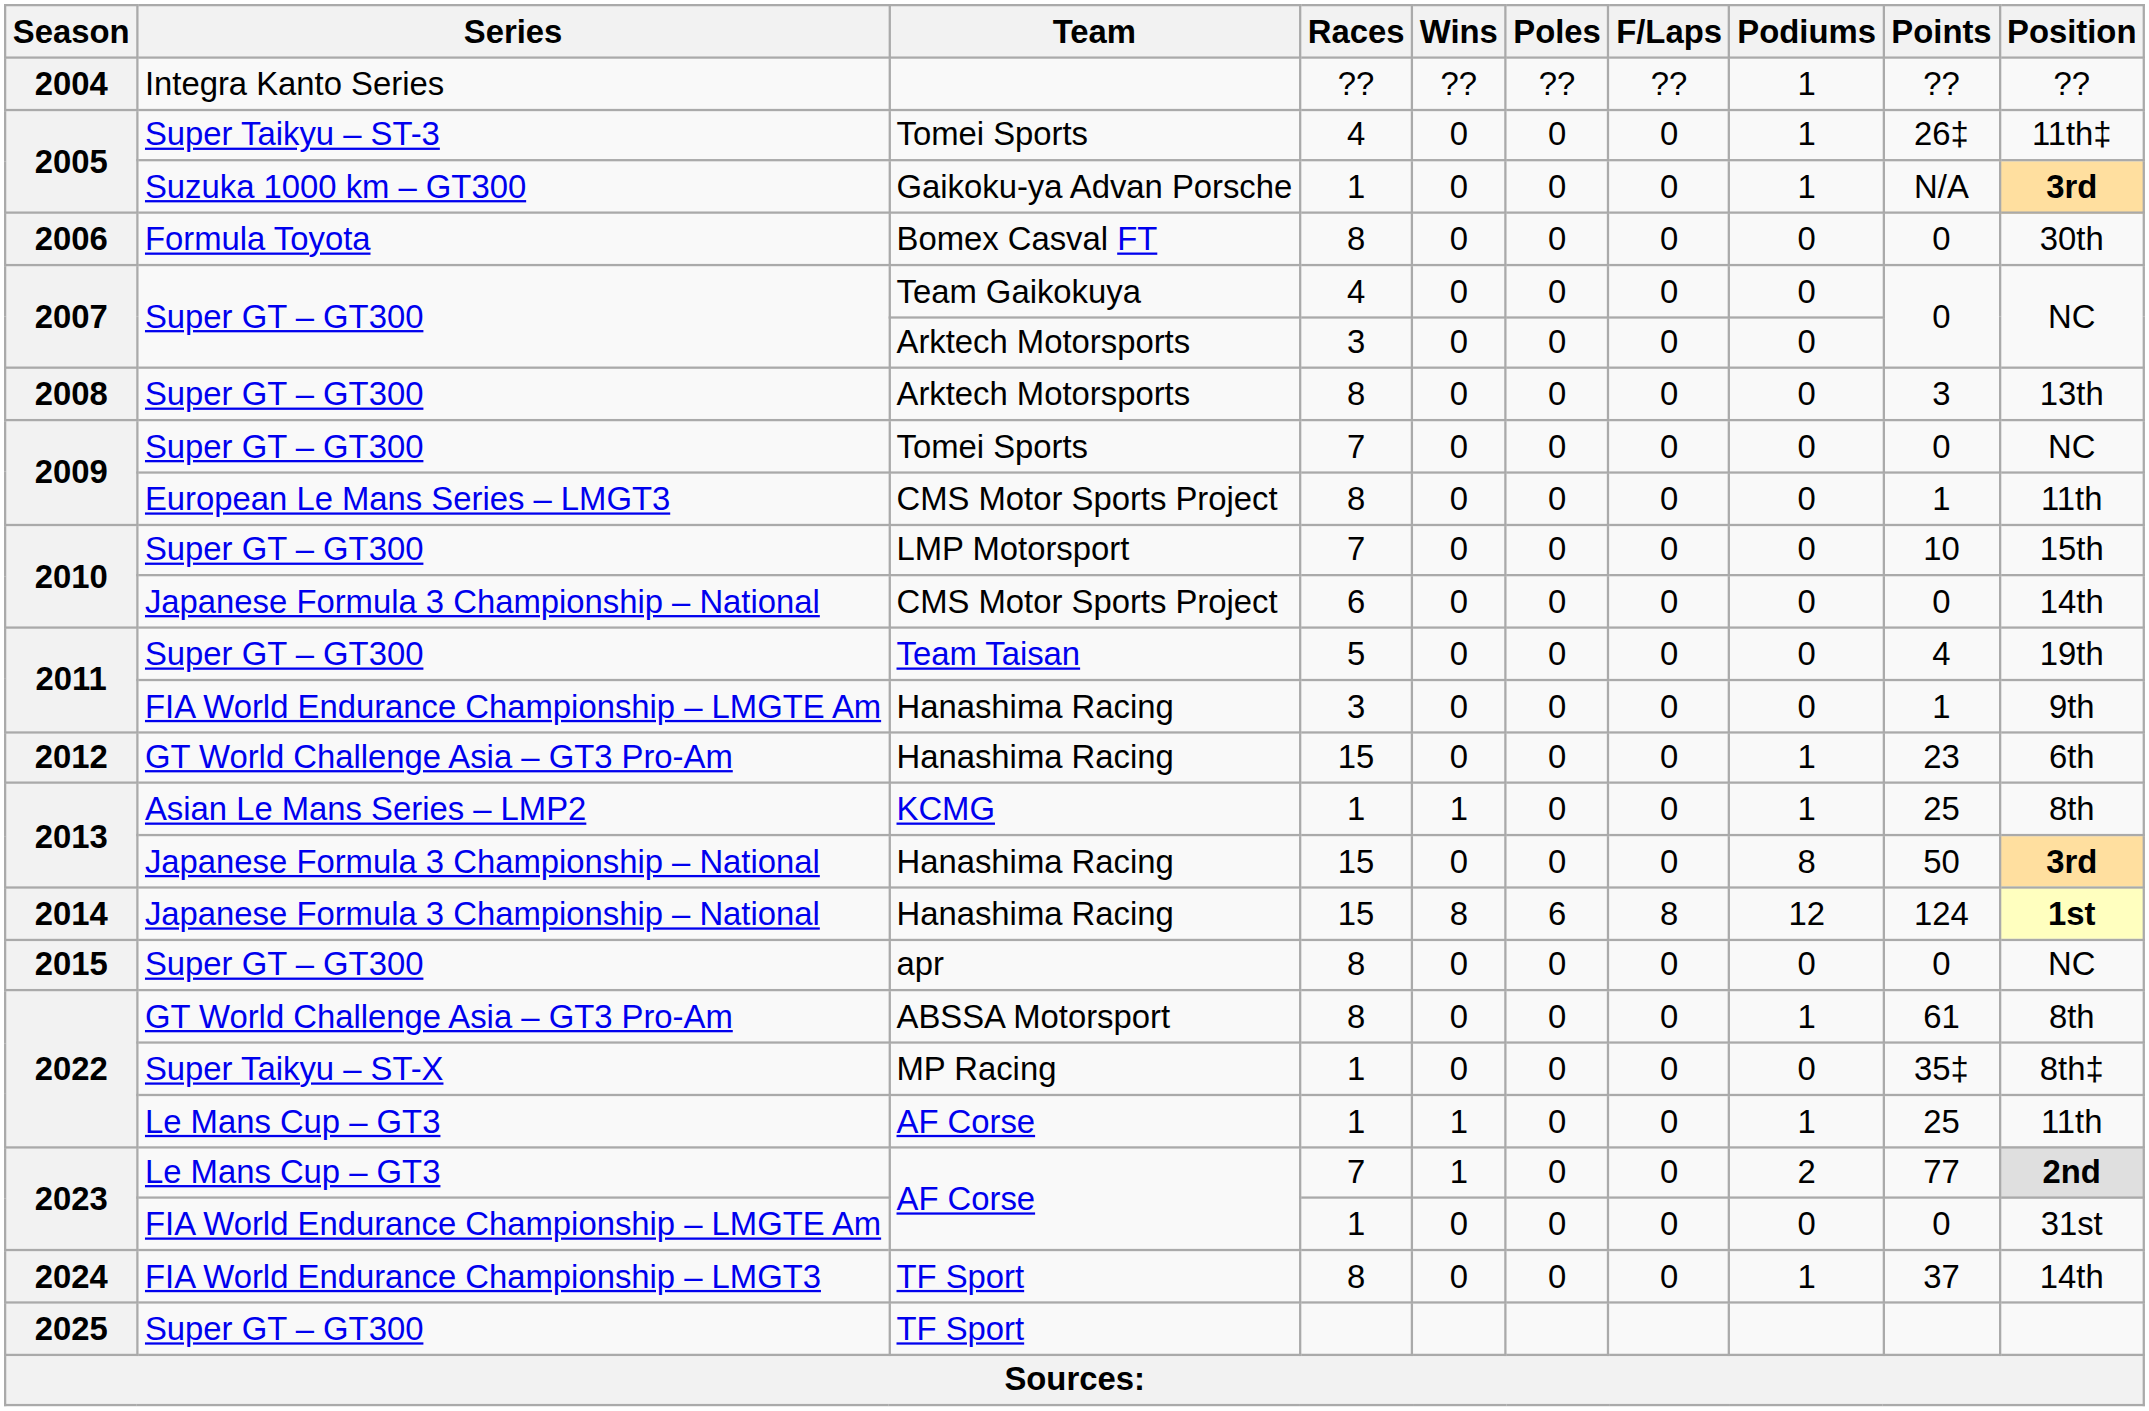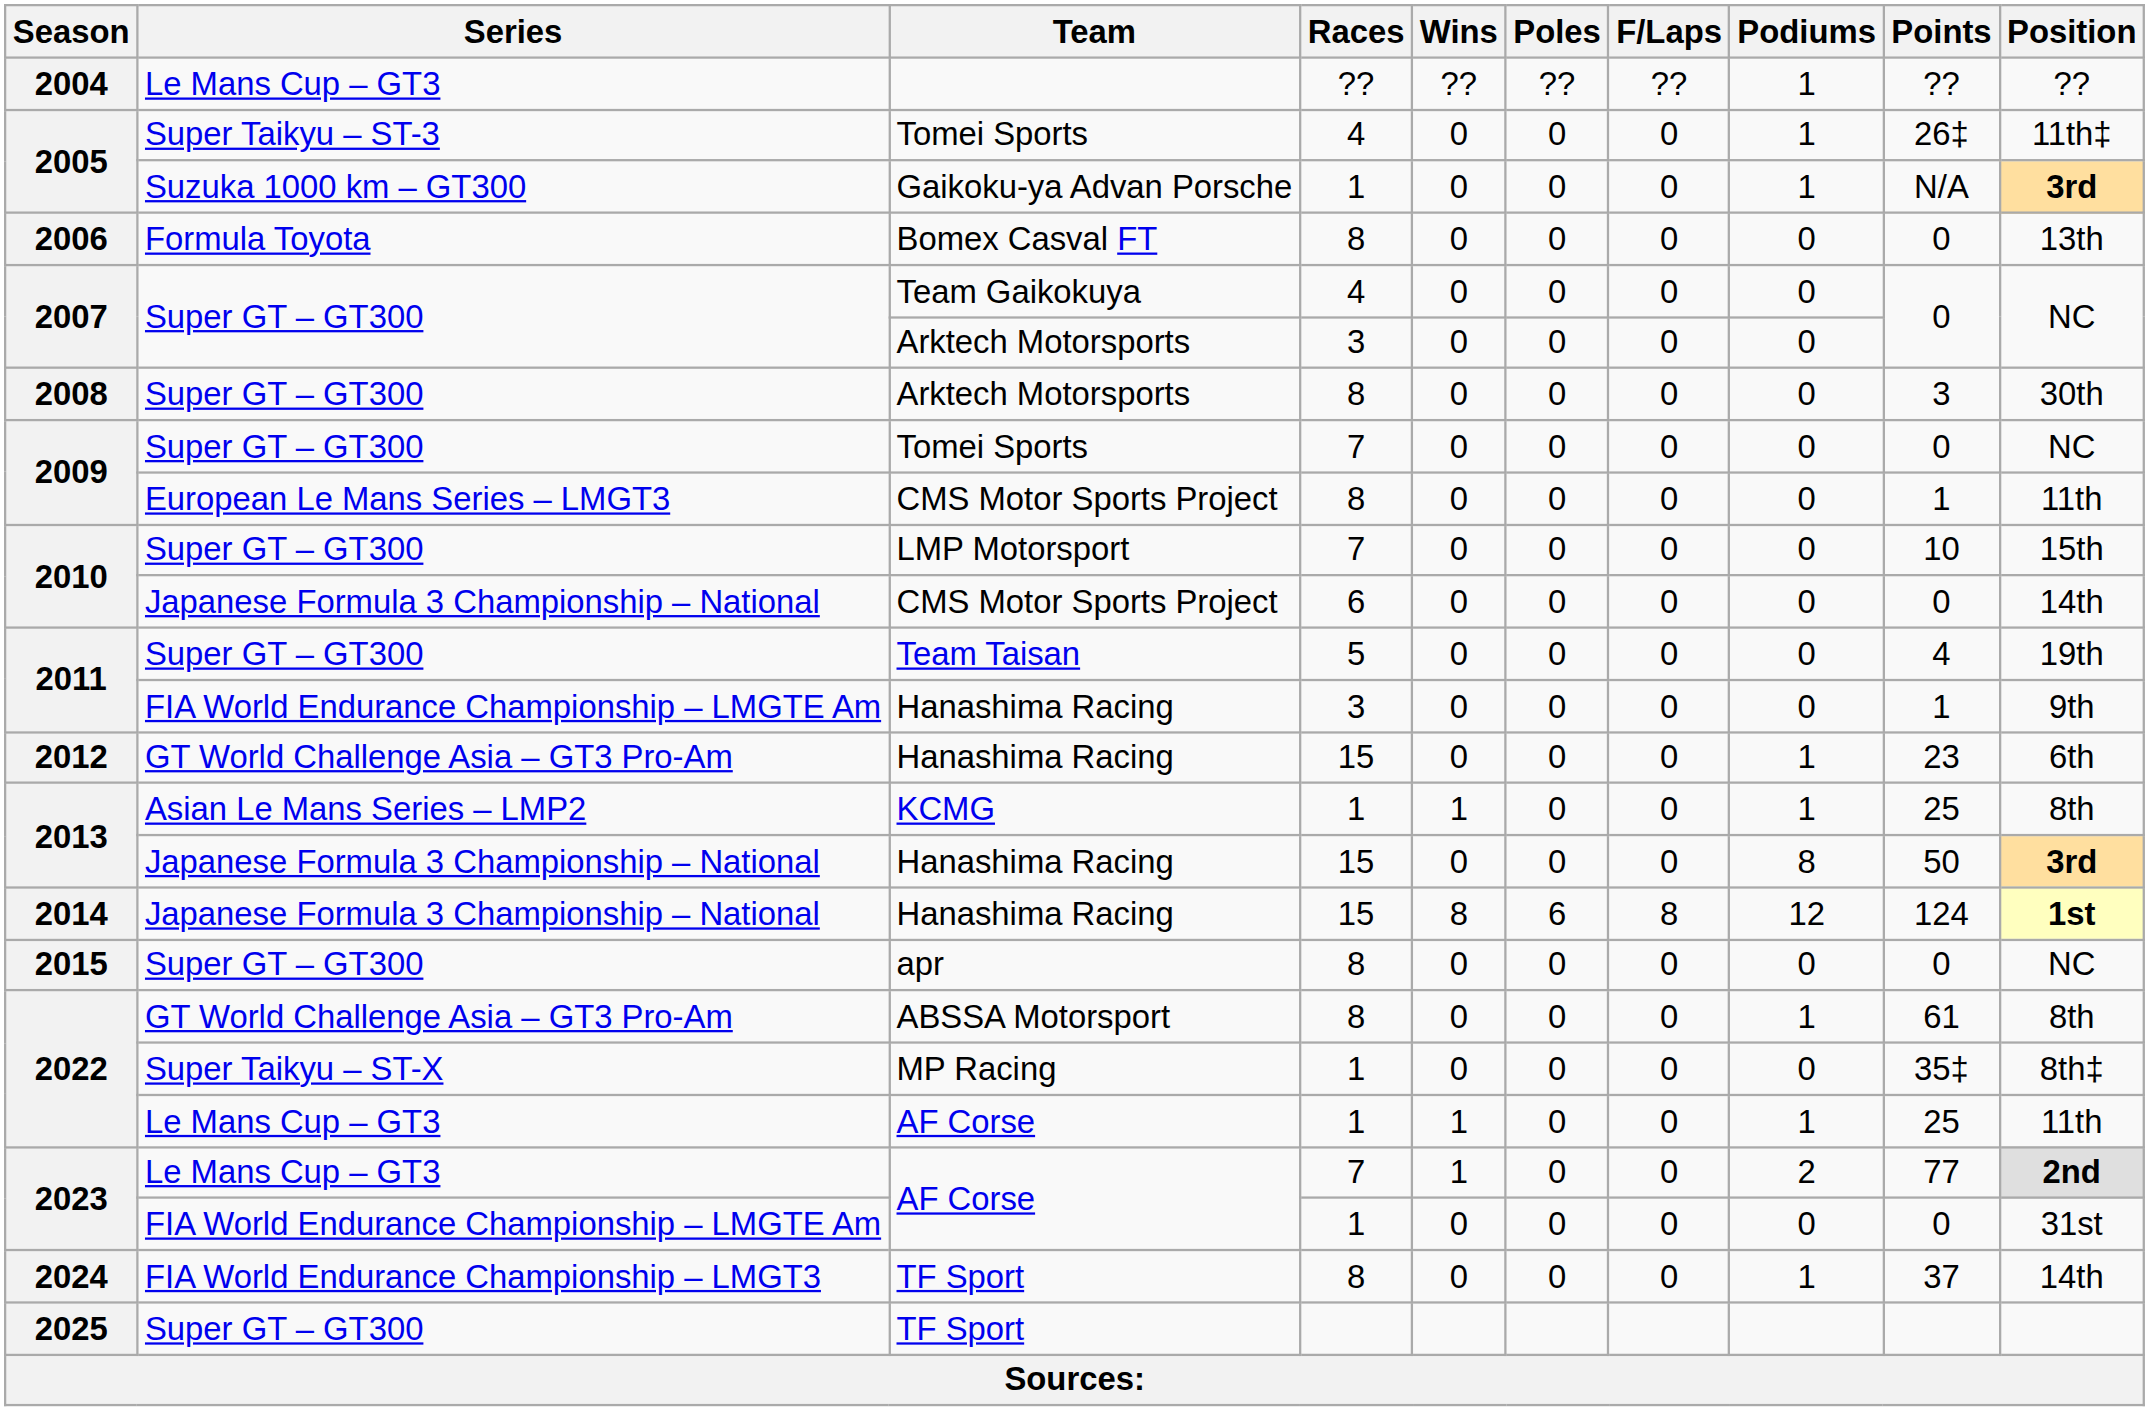(295, 83) Integra Kanto Series -> (293, 83) Le Mans Cup – GT3
(2072, 239) 30th -> (2072, 239) 13th
(2072, 395) 13th -> (2072, 395) 30th
